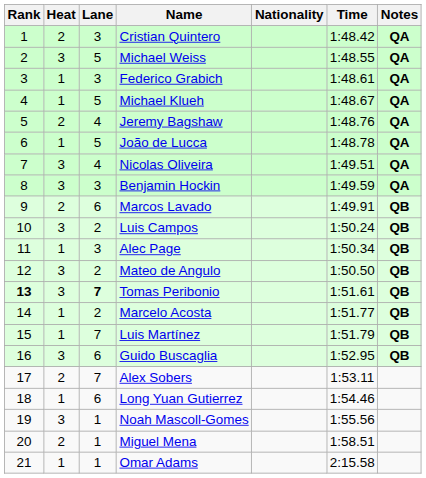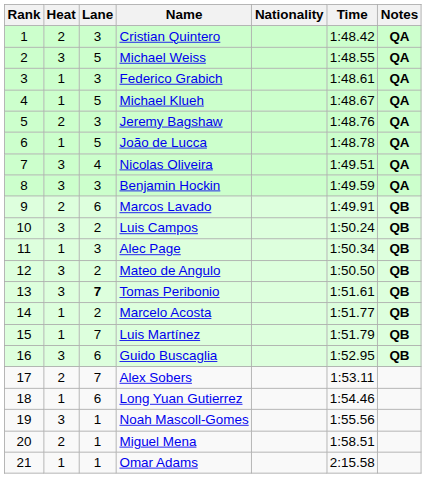(98, 121) 4 -> (98, 121) 3
(24, 292) bold -> (24, 292) normal
